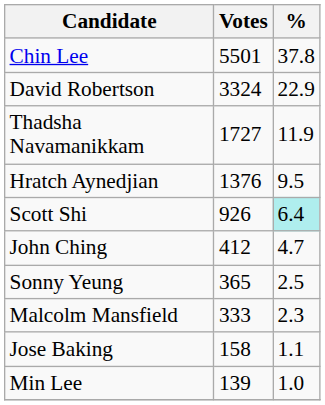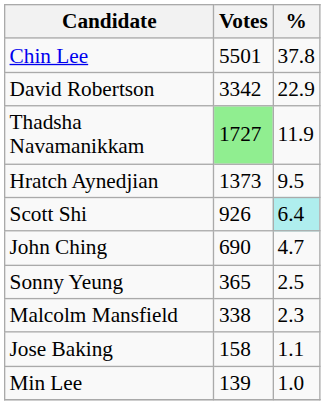(240, 88) 3324 -> (240, 88) 3342
(240, 134) no background -> (240, 134) lightgreen background
(240, 180) 1376 -> (240, 180) 1373
(235, 247) 412 -> (235, 247) 690
(235, 315) 333 -> (235, 315) 338
